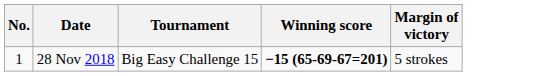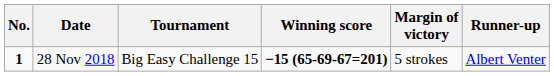+ column: (506, 25)
(19, 59) normal -> (19, 59) bold
